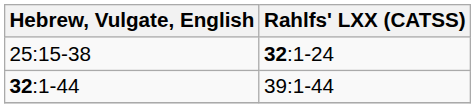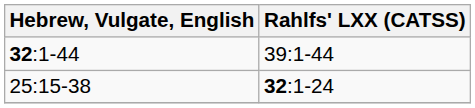rows swapped: (44, 86) <-> (50, 53)
